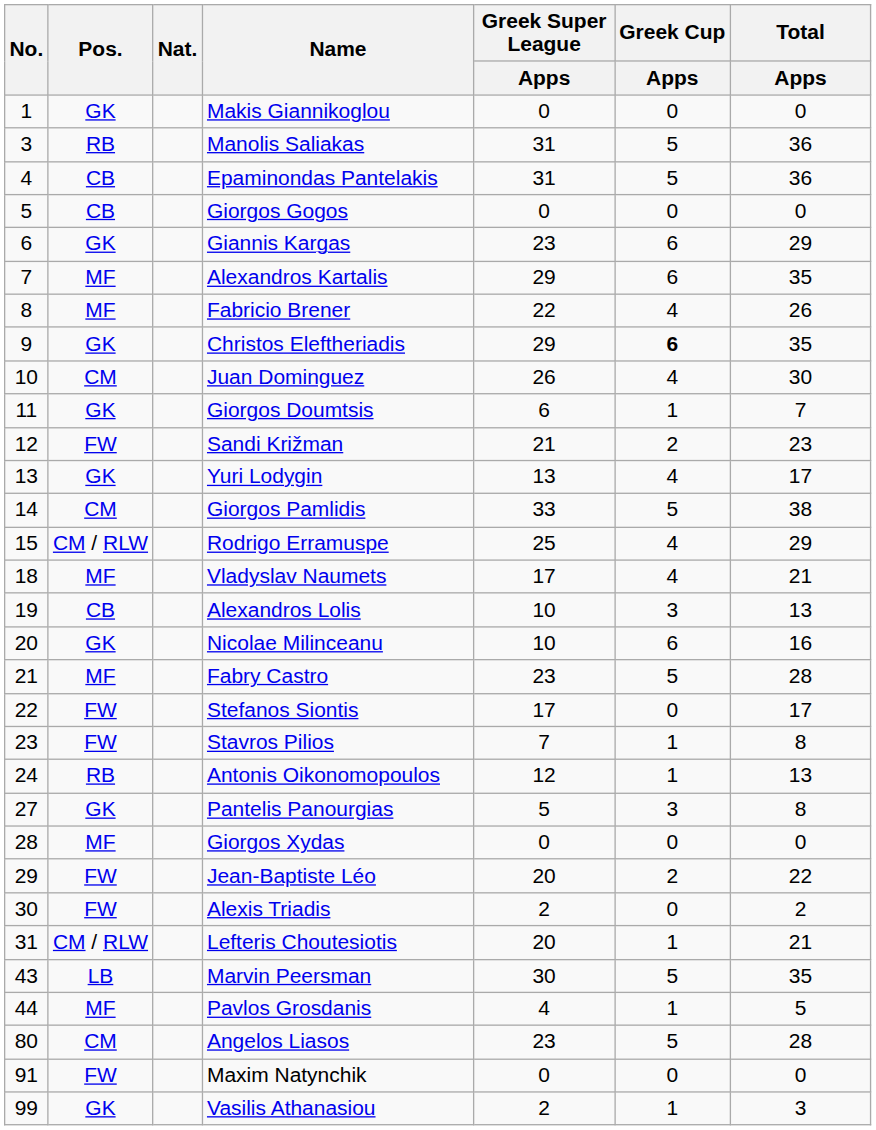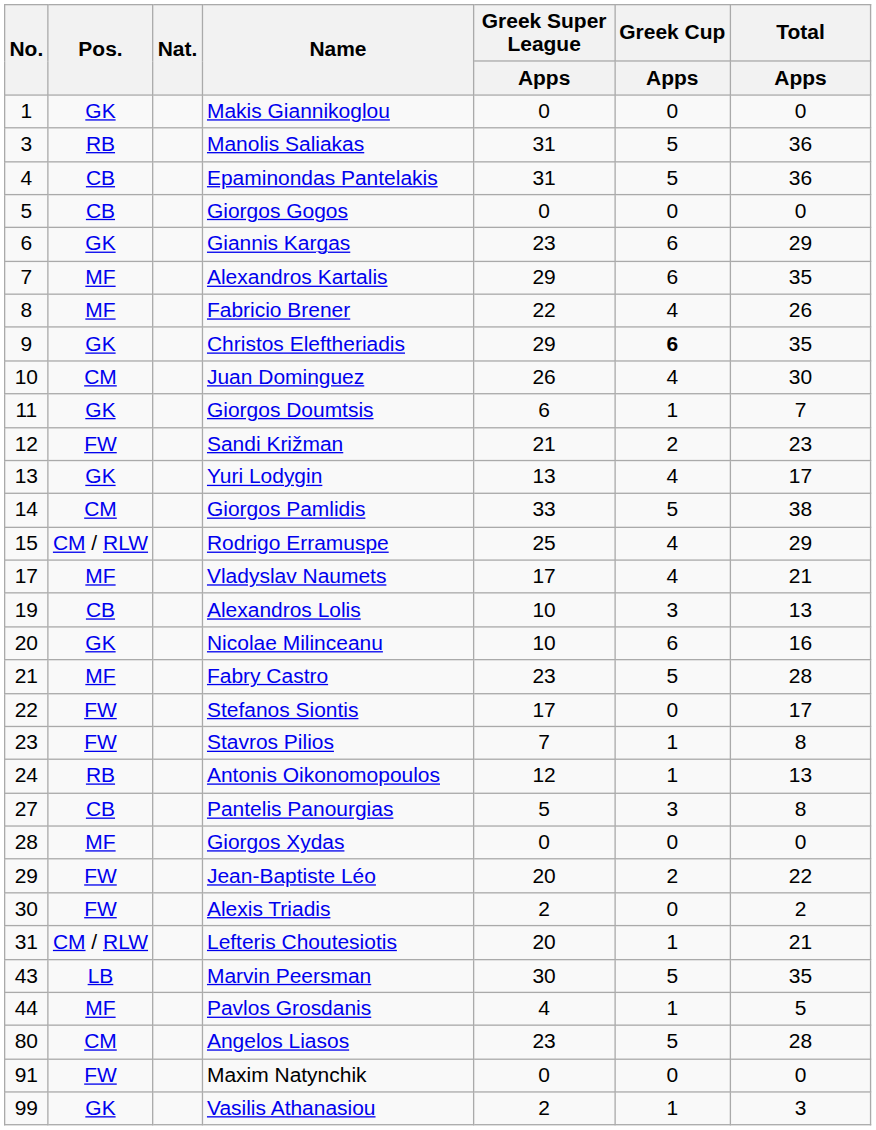(26, 576) 18 -> (26, 576) 17
(100, 809) GK -> (100, 809) CB
